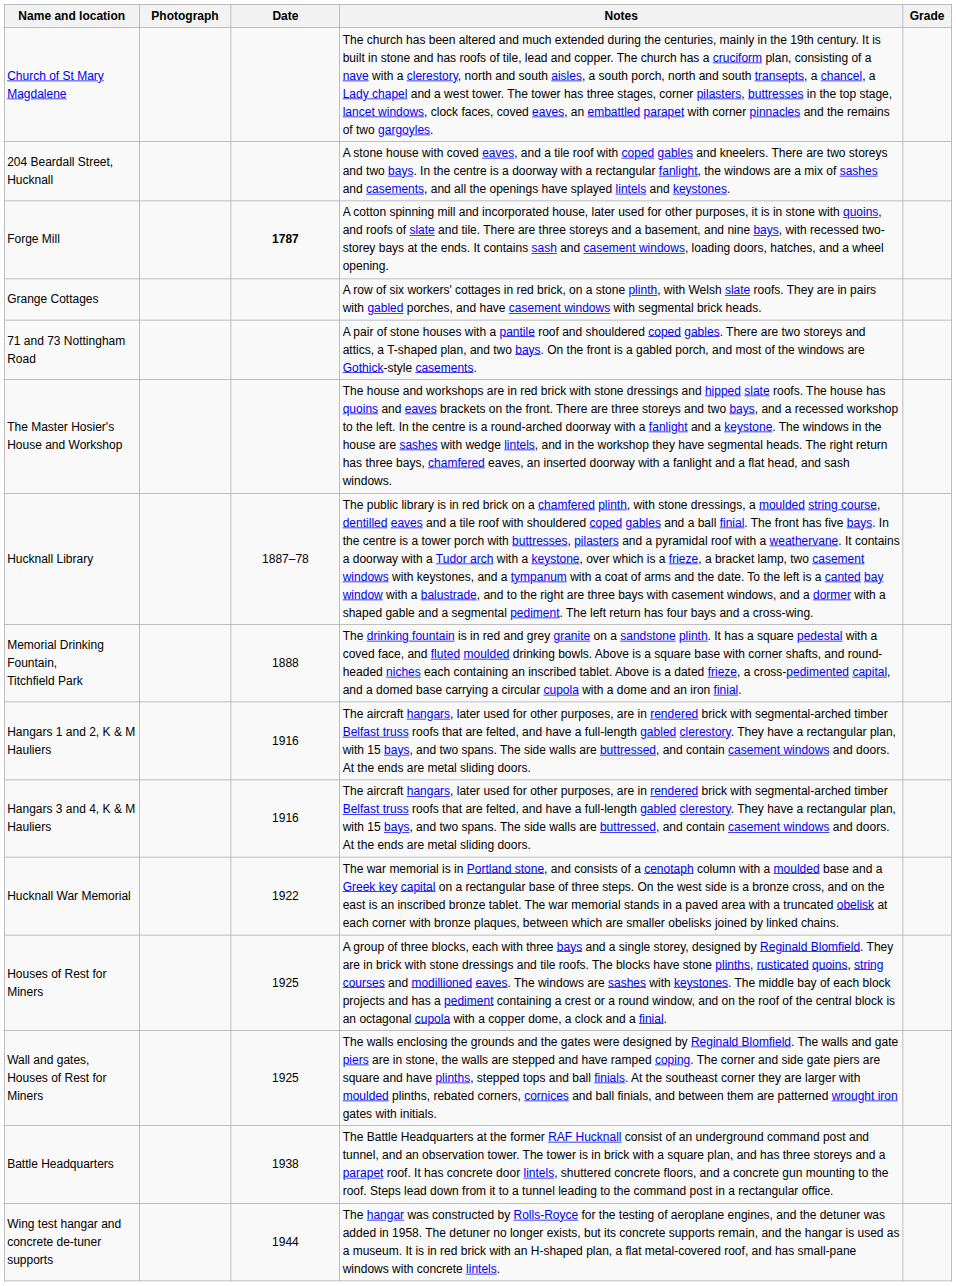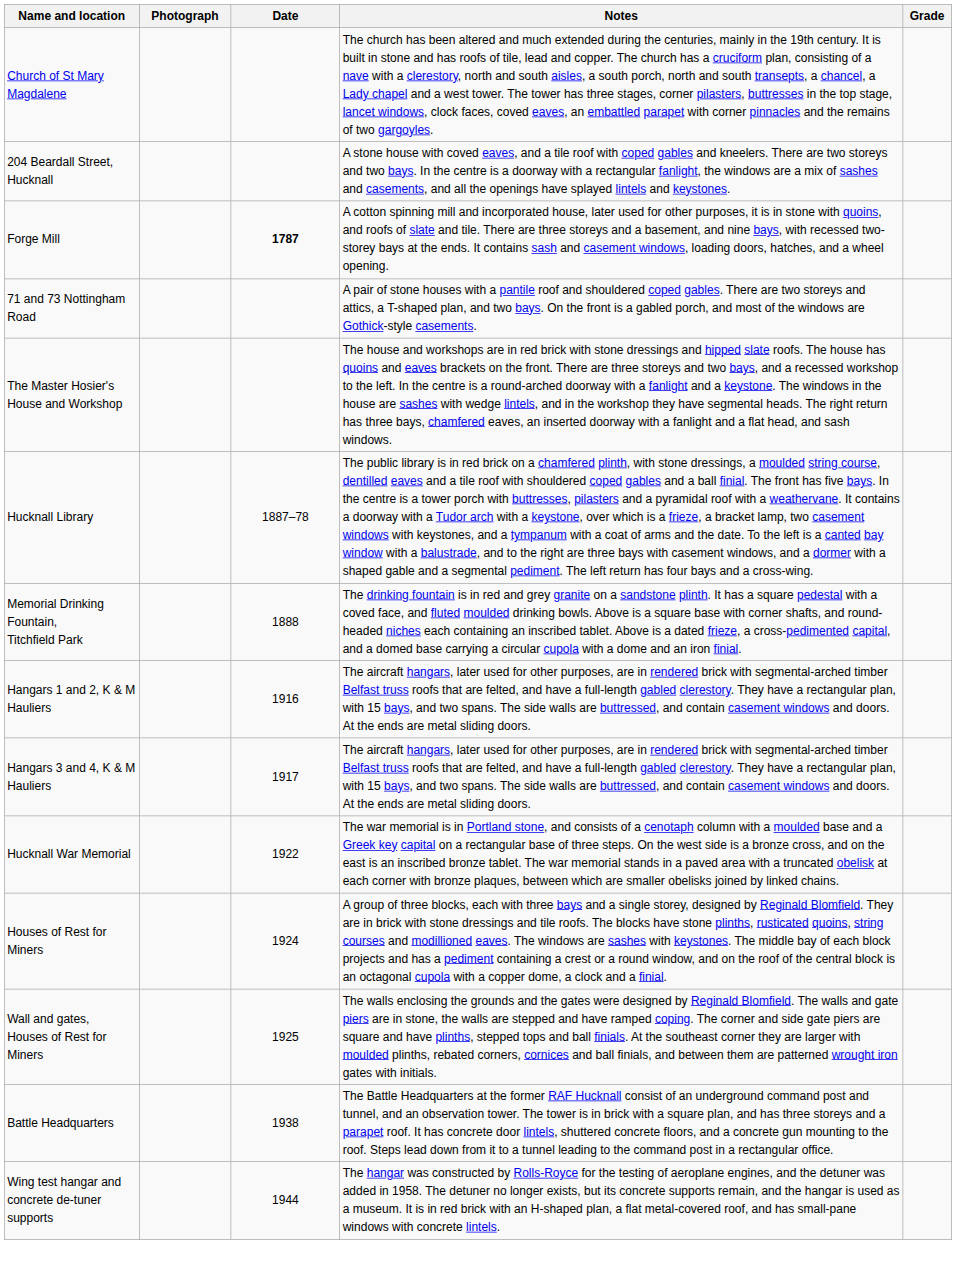- row: (53, 299)
(285, 818) 1916 -> (285, 777) 1917
(285, 982) 1925 -> (285, 941) 1924
